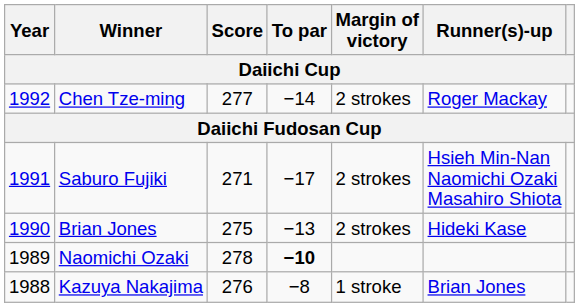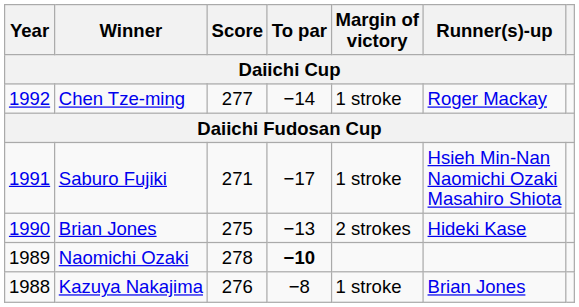(373, 99) 2 strokes -> (369, 99) 1 stroke
(373, 178) 2 strokes -> (369, 178) 1 stroke
